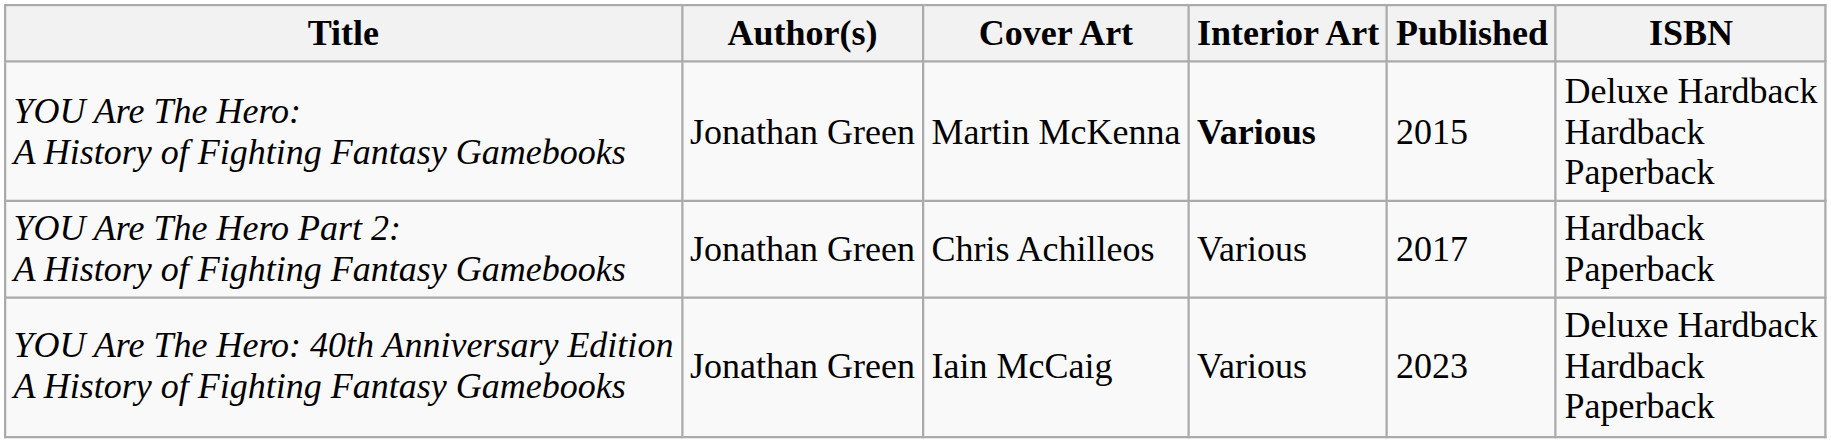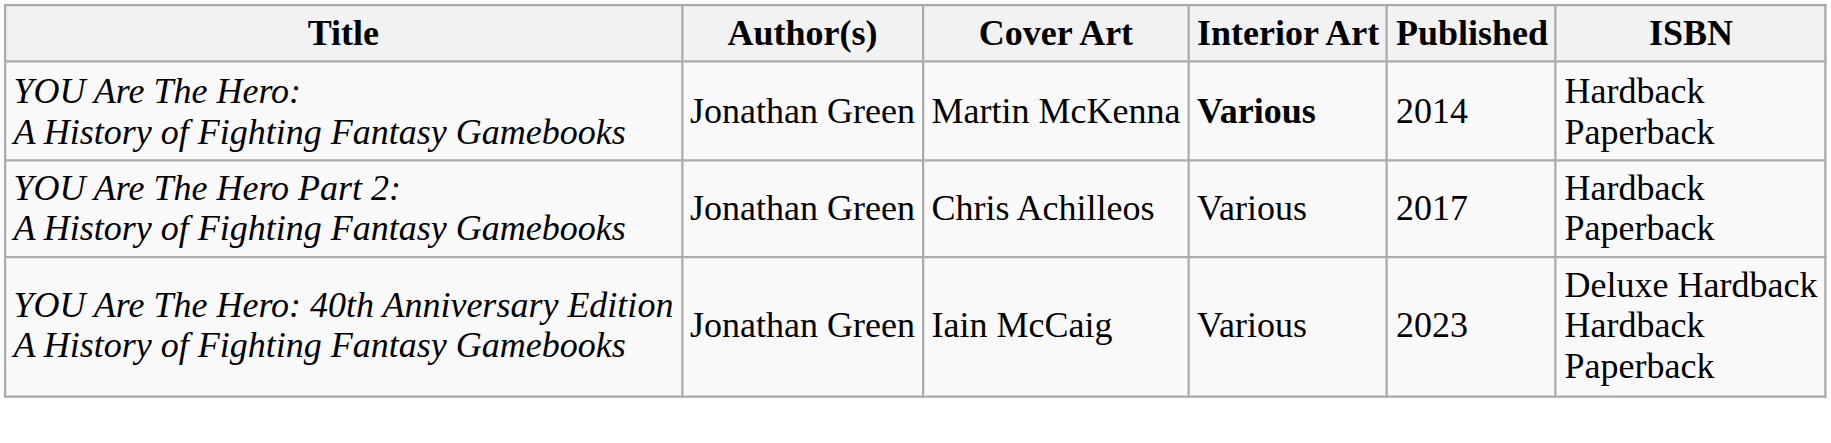(1432, 130) 2015 -> (1432, 110) 2014
(1691, 130) Deluxe Hardback Hardback Paperback -> (1640, 110) Hardback Paperback
